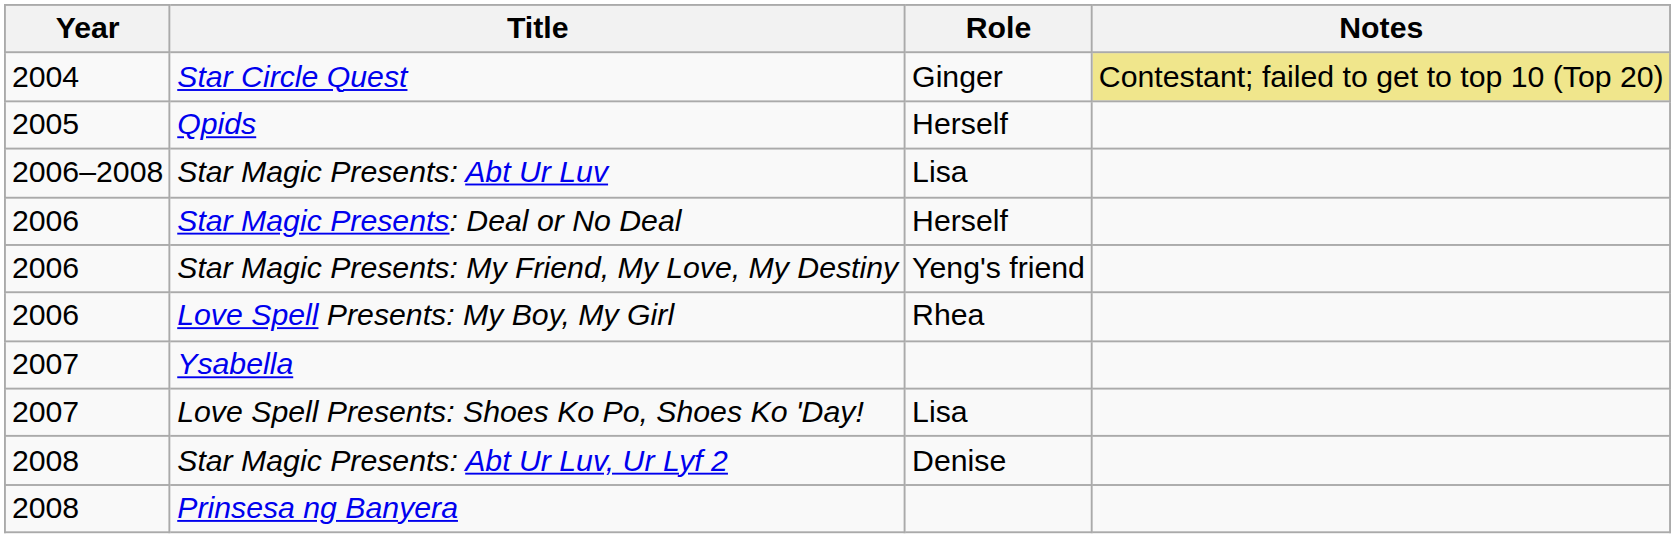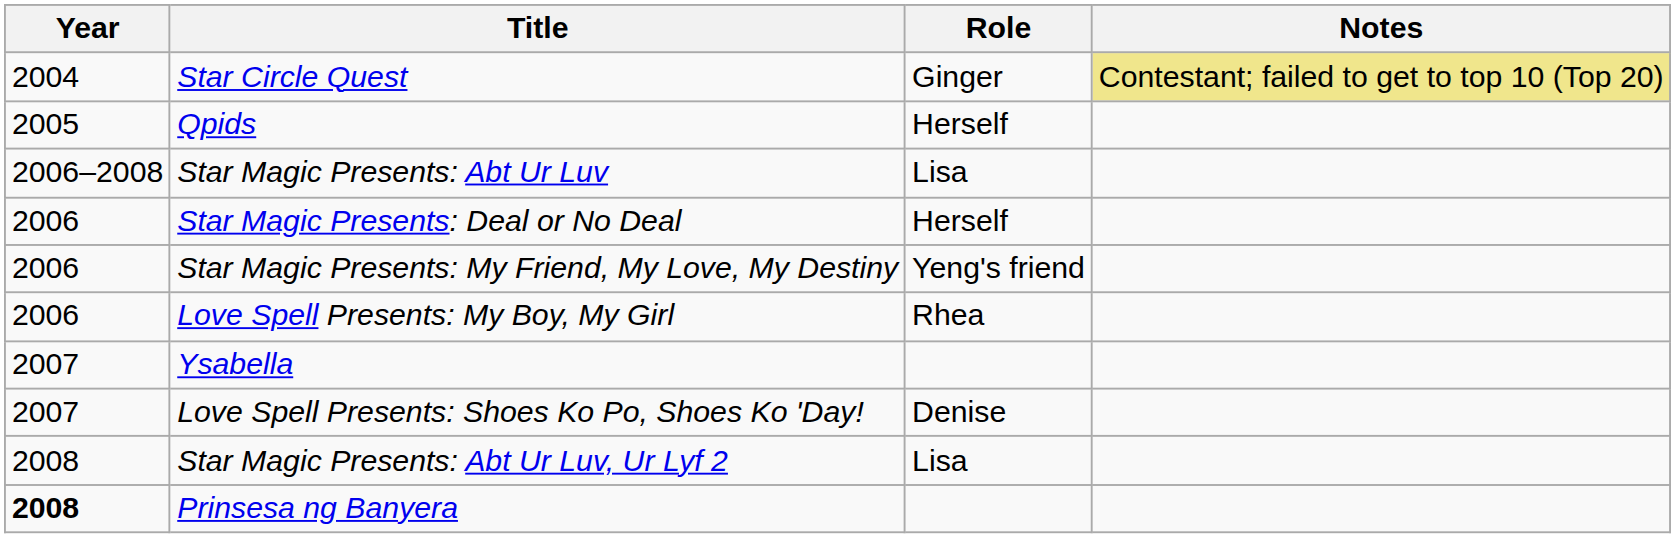(940, 412) Lisa -> (959, 412) Denise
(959, 460) Denise -> (940, 460) Lisa
(46, 508) normal -> (46, 508) bold
